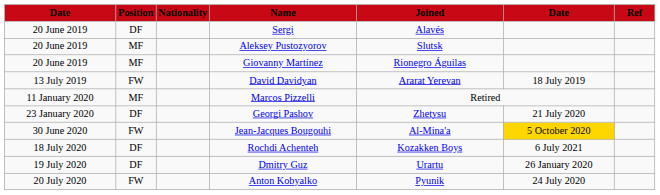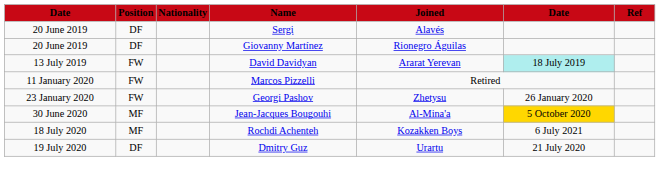- row: (283, 47)
(136, 63) MF -> (136, 47) DF
(559, 80) no background -> (559, 63) paleturquoise background
(136, 97) MF -> (136, 80) FW
(136, 114) DF -> (136, 97) FW
(559, 114) 21 July 2020 -> (559, 97) 26 January 2020
(136, 131) FW -> (136, 114) MF
(136, 148) DF -> (136, 131) MF
(559, 165) 26 January 2020 -> (559, 148) 21 July 2020
- row: (283, 181)
